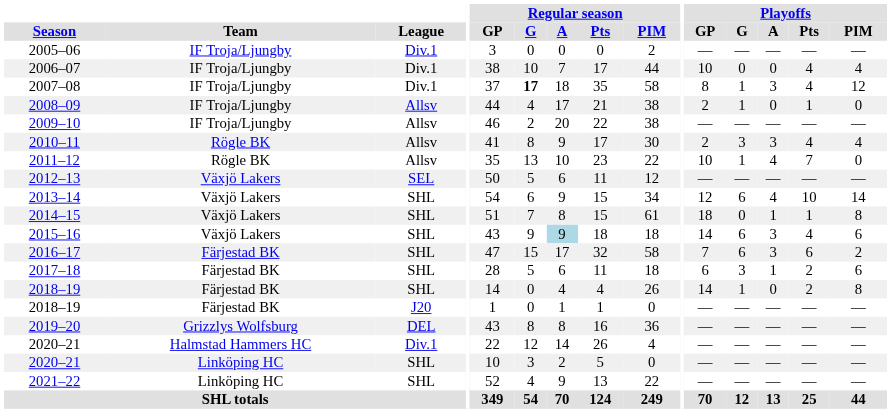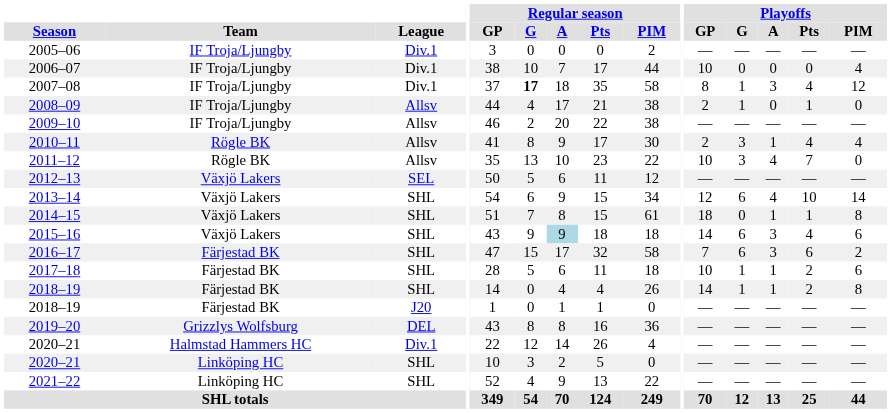(809, 68) 4 -> (809, 68) 0
(773, 142) 3 -> (773, 142) 1
(742, 160) 1 -> (742, 160) 3
(705, 270) 6 -> (705, 270) 10
(742, 270) 3 -> (742, 270) 1
(773, 289) 0 -> (773, 289) 1
